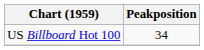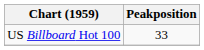(161, 34) 34 -> (161, 34) 33
